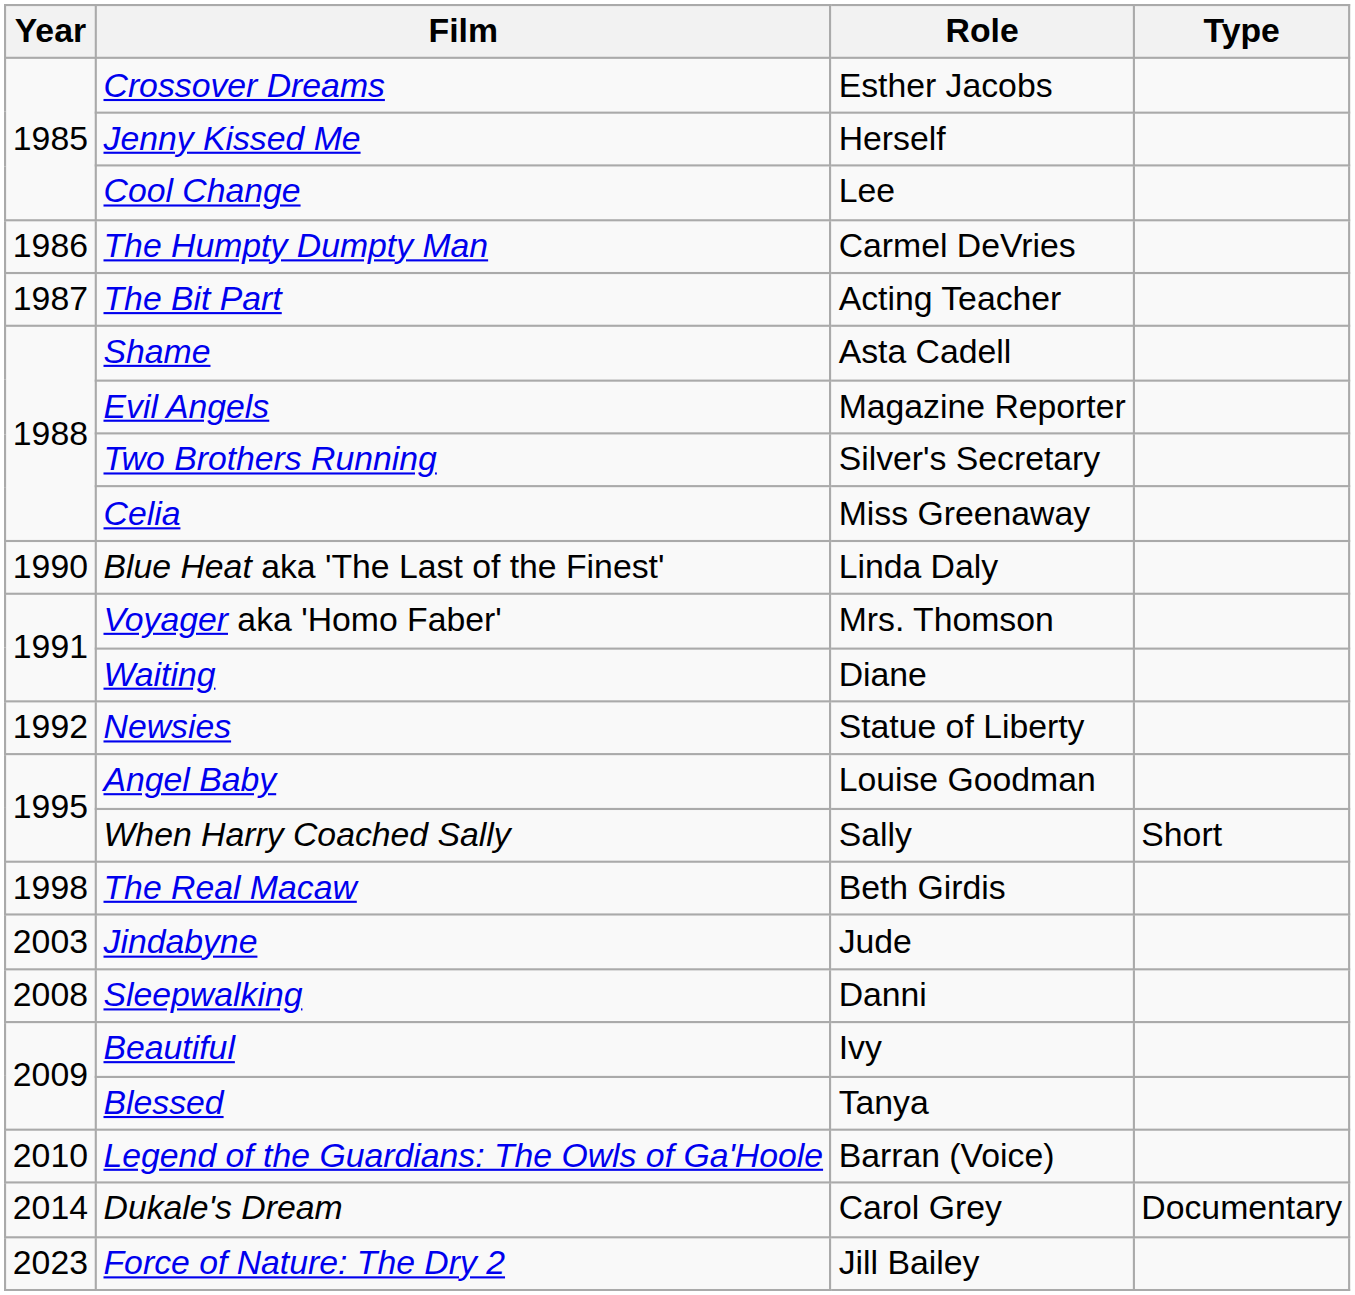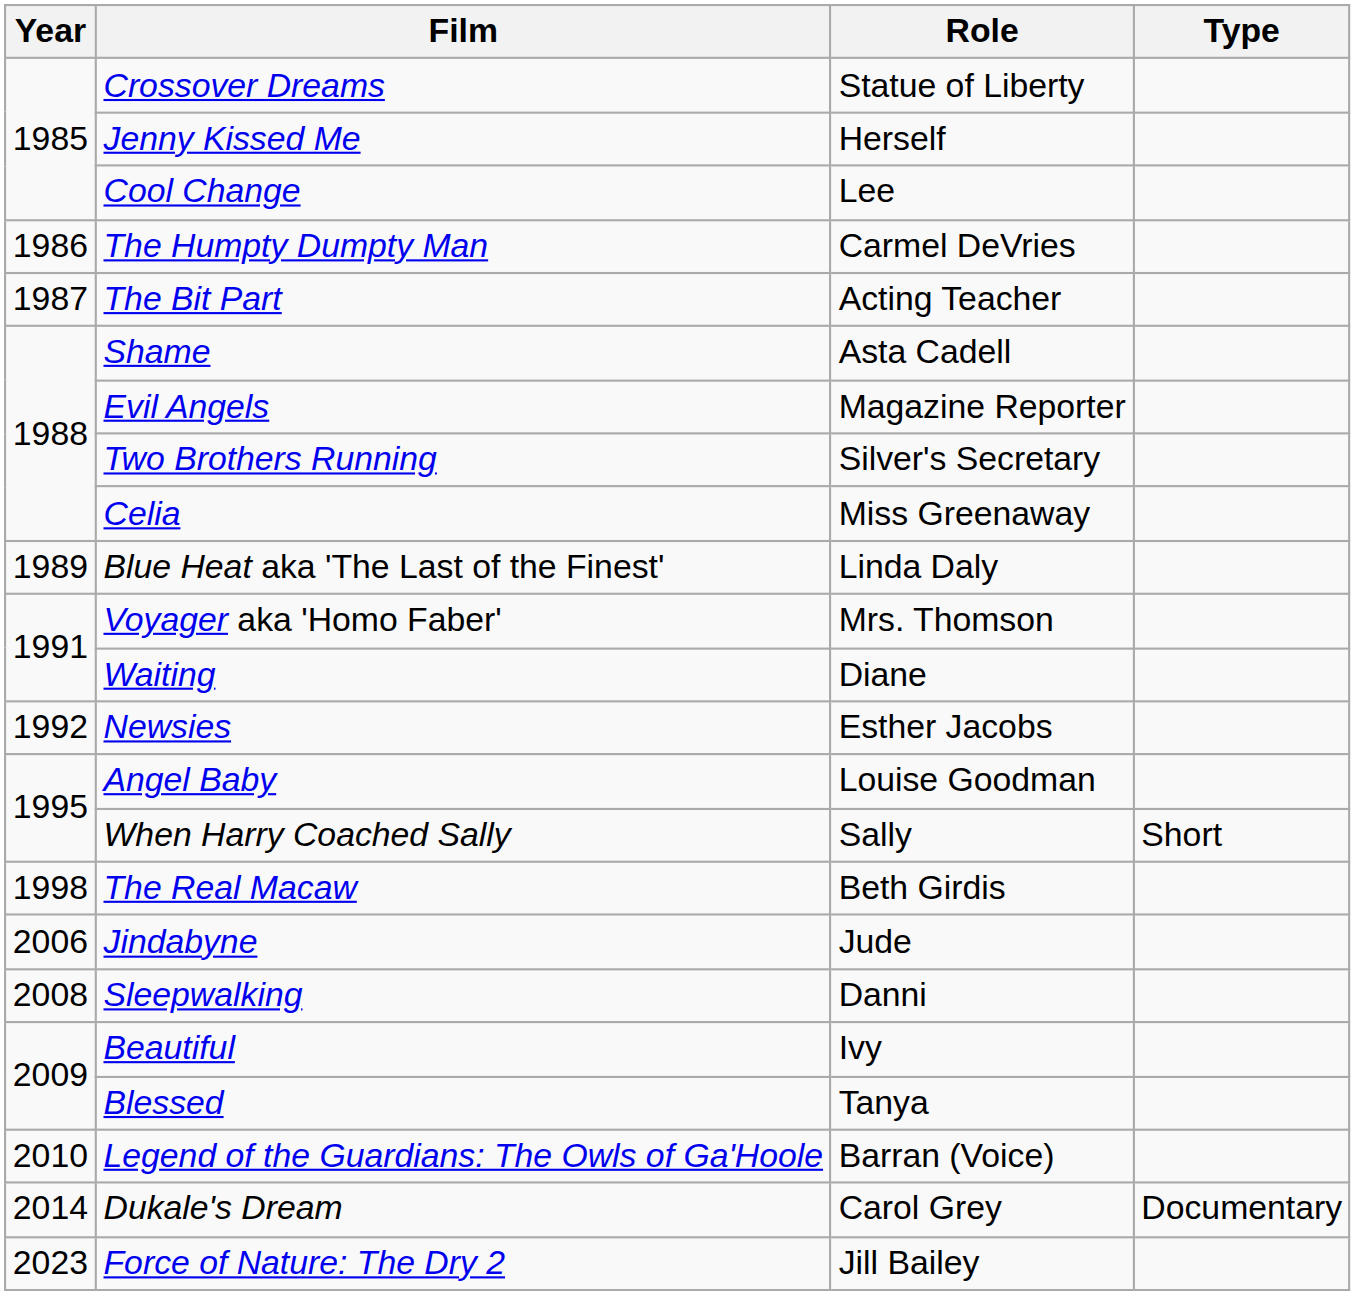(946, 84) Esther Jacobs -> (962, 84) Statue of Liberty
(50, 566) 1990 -> (50, 566) 1989
(962, 727) Statue of Liberty -> (946, 727) Esther Jacobs
(50, 941) 2003 -> (50, 941) 2006
